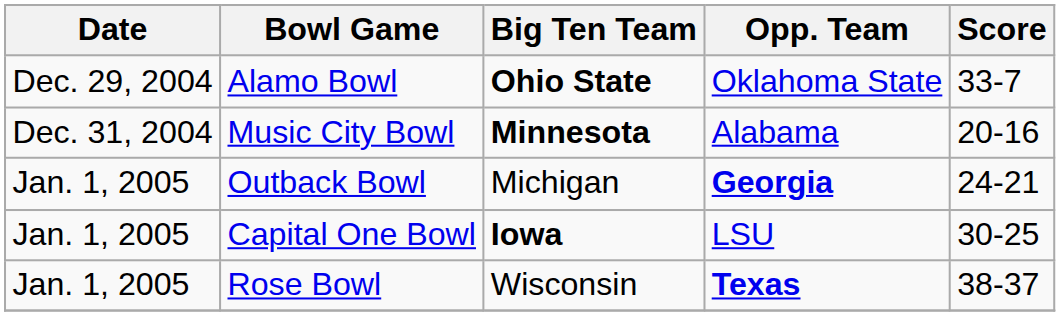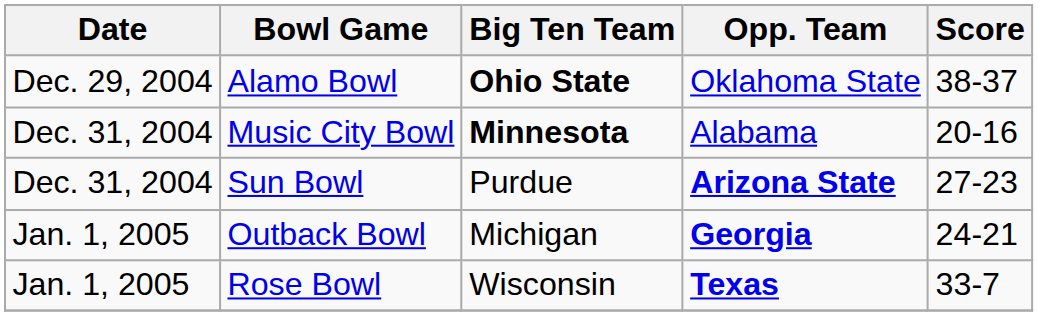(989, 81) 33-7 -> (977, 81) 38-37
+ row: (295, 183)
- row: (352, 234)
(998, 285) 38-37 -> (968, 285) 33-7
